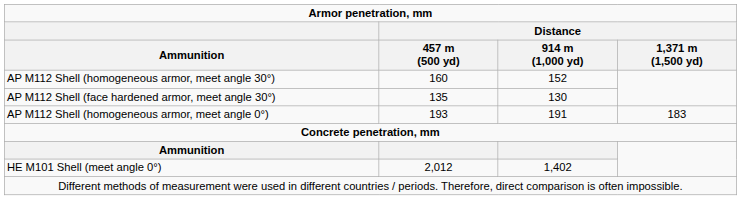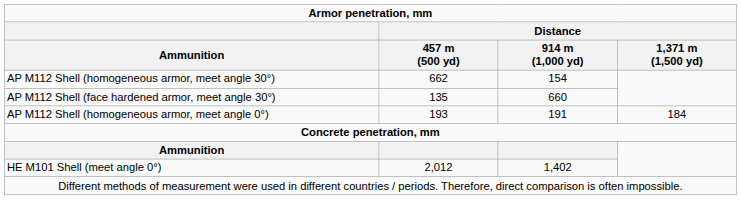(439, 79) 160 -> (439, 79) 662
(558, 79) 152 -> (558, 79) 154
(558, 97) 130 -> (558, 97) 660
(677, 114) 183 -> (677, 114) 184
